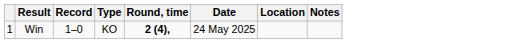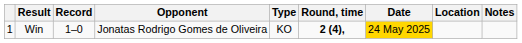+ column: (182, 13)
(224, 30) no background -> (399, 30) gold background
